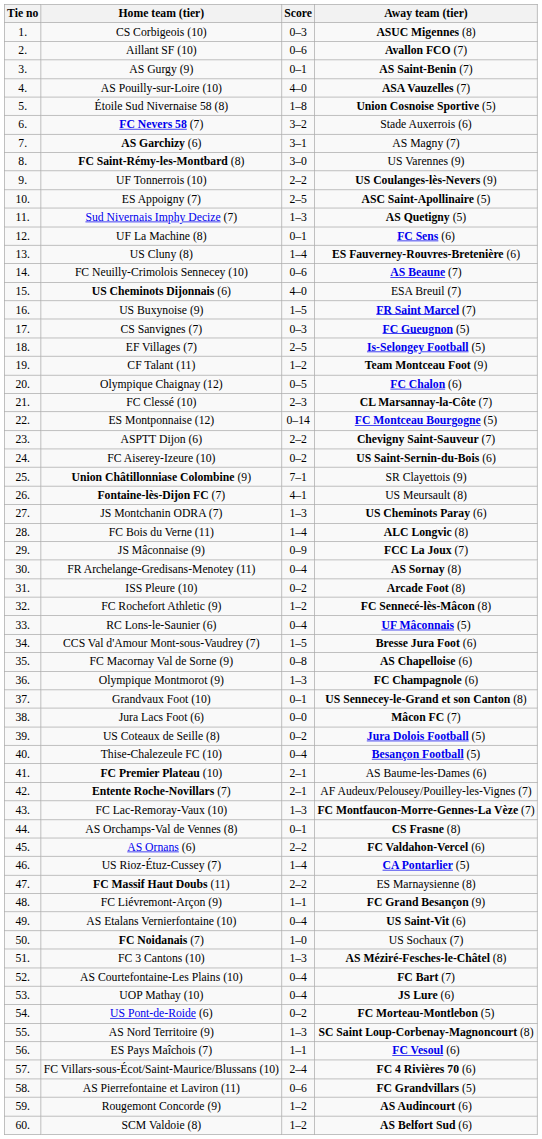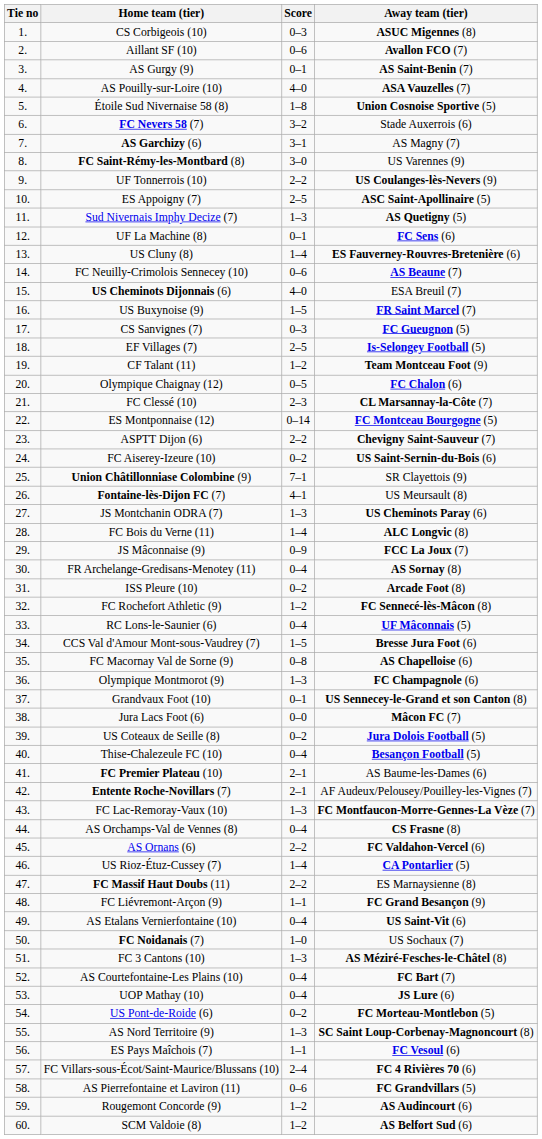(298, 828) 0–1 -> (298, 828) 0–4
